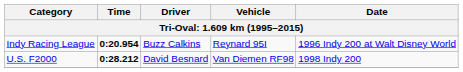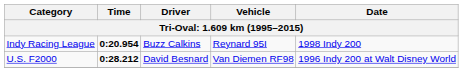(377, 43) 1996 Indy 200 at Walt Disney World -> (330, 43) 1998 Indy 200
(330, 59) 1998 Indy 200 -> (377, 59) 1996 Indy 200 at Walt Disney World
